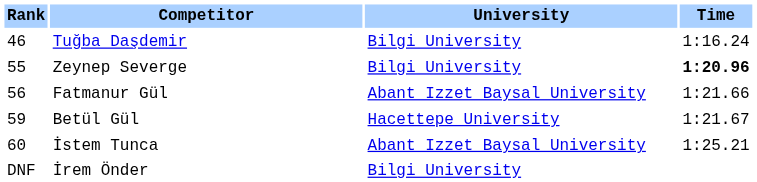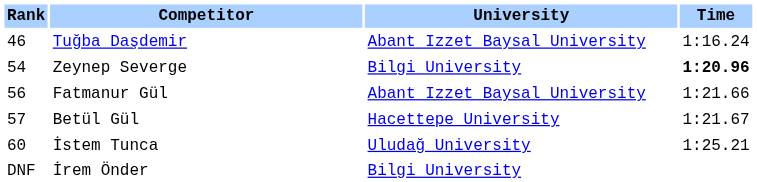(444, 42) Bilgi University -> (507, 42) Abant Izzet Baysal University
(17, 68) 55 -> (17, 68) 54
(17, 119) 59 -> (17, 119) 57
(507, 145) Abant Izzet Baysal University -> (449, 145) Uludağ University
